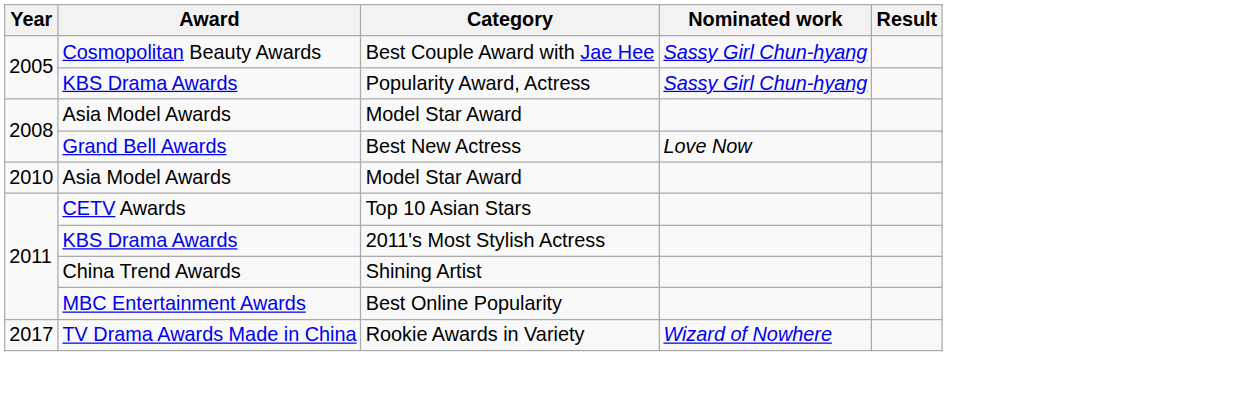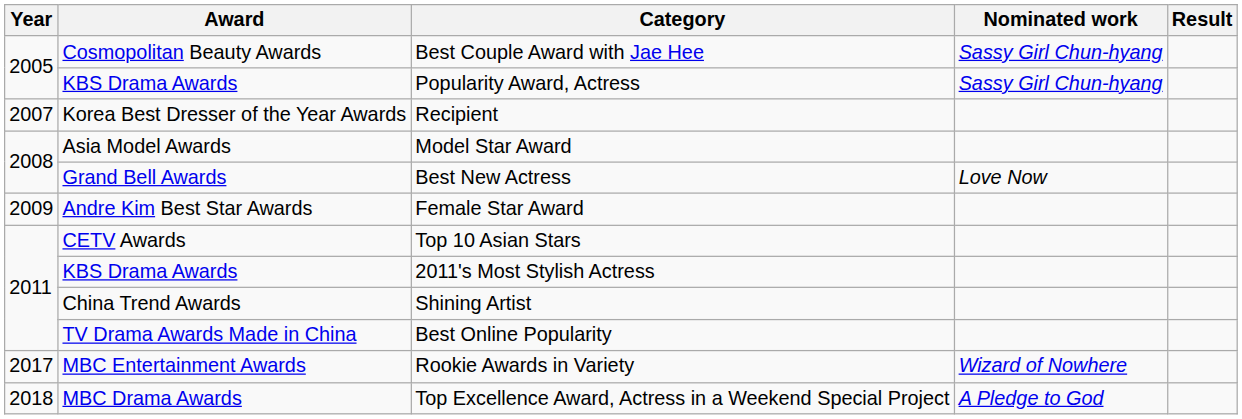+ row: (31, 114)
+ row: (31, 209)
- row: (31, 177)
(184, 303) MBC Entertainment Awards -> (210, 334) TV Drama Awards Made in China
(210, 334) TV Drama Awards Made in China -> (184, 366) MBC Entertainment Awards
+ row: (31, 397)
